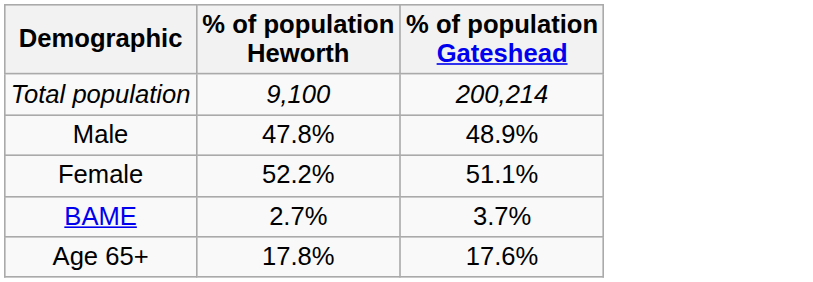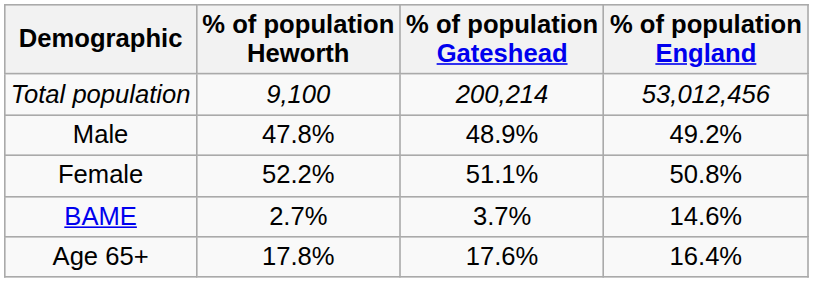+ column: (706, 39)
